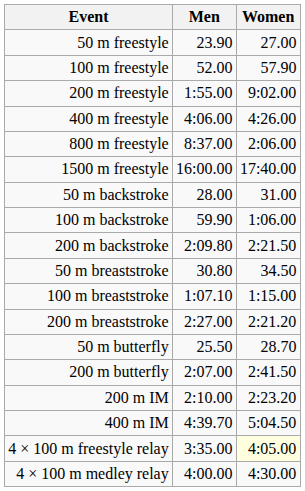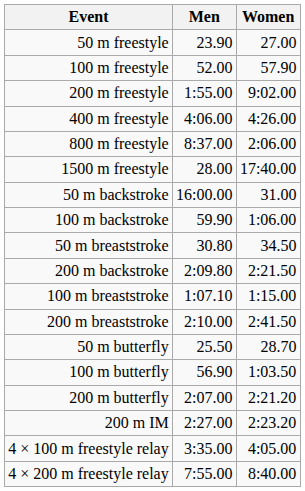(204, 169) 16:00.00 -> (215, 169) 28.00
(215, 194) 28.00 -> (204, 194) 16:00.00
rows swapped: (112, 245) <-> (112, 270)
(208, 321) 2:27.00 -> (208, 321) 2:10.00
(272, 321) 2:21.20 -> (272, 321) 2:41.50
+ row: (119, 372)
(272, 372) 2:41.50 -> (272, 397) 2:21.20
(208, 397) 2:10.00 -> (208, 423) 2:27.00
- row: (137, 423)
(272, 448) lightyellow background -> (272, 448) no background
+ row: (88, 473)
- row: (92, 473)
